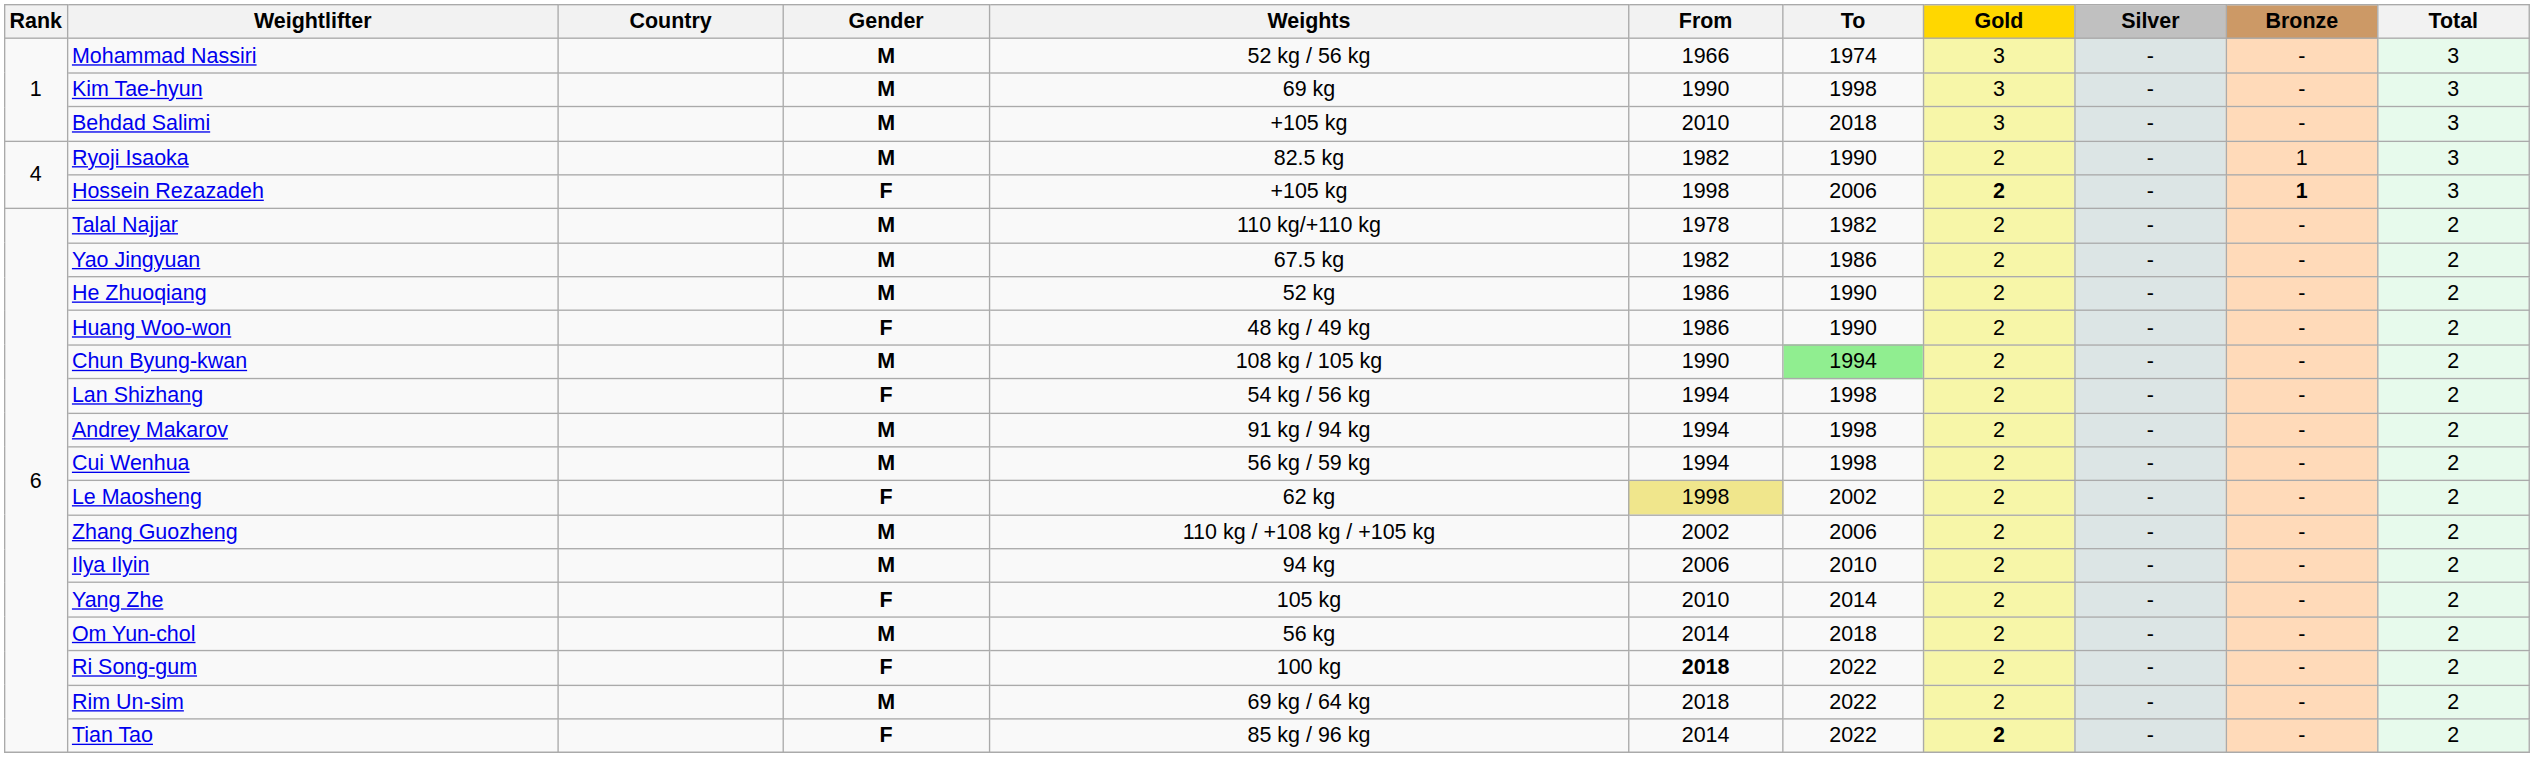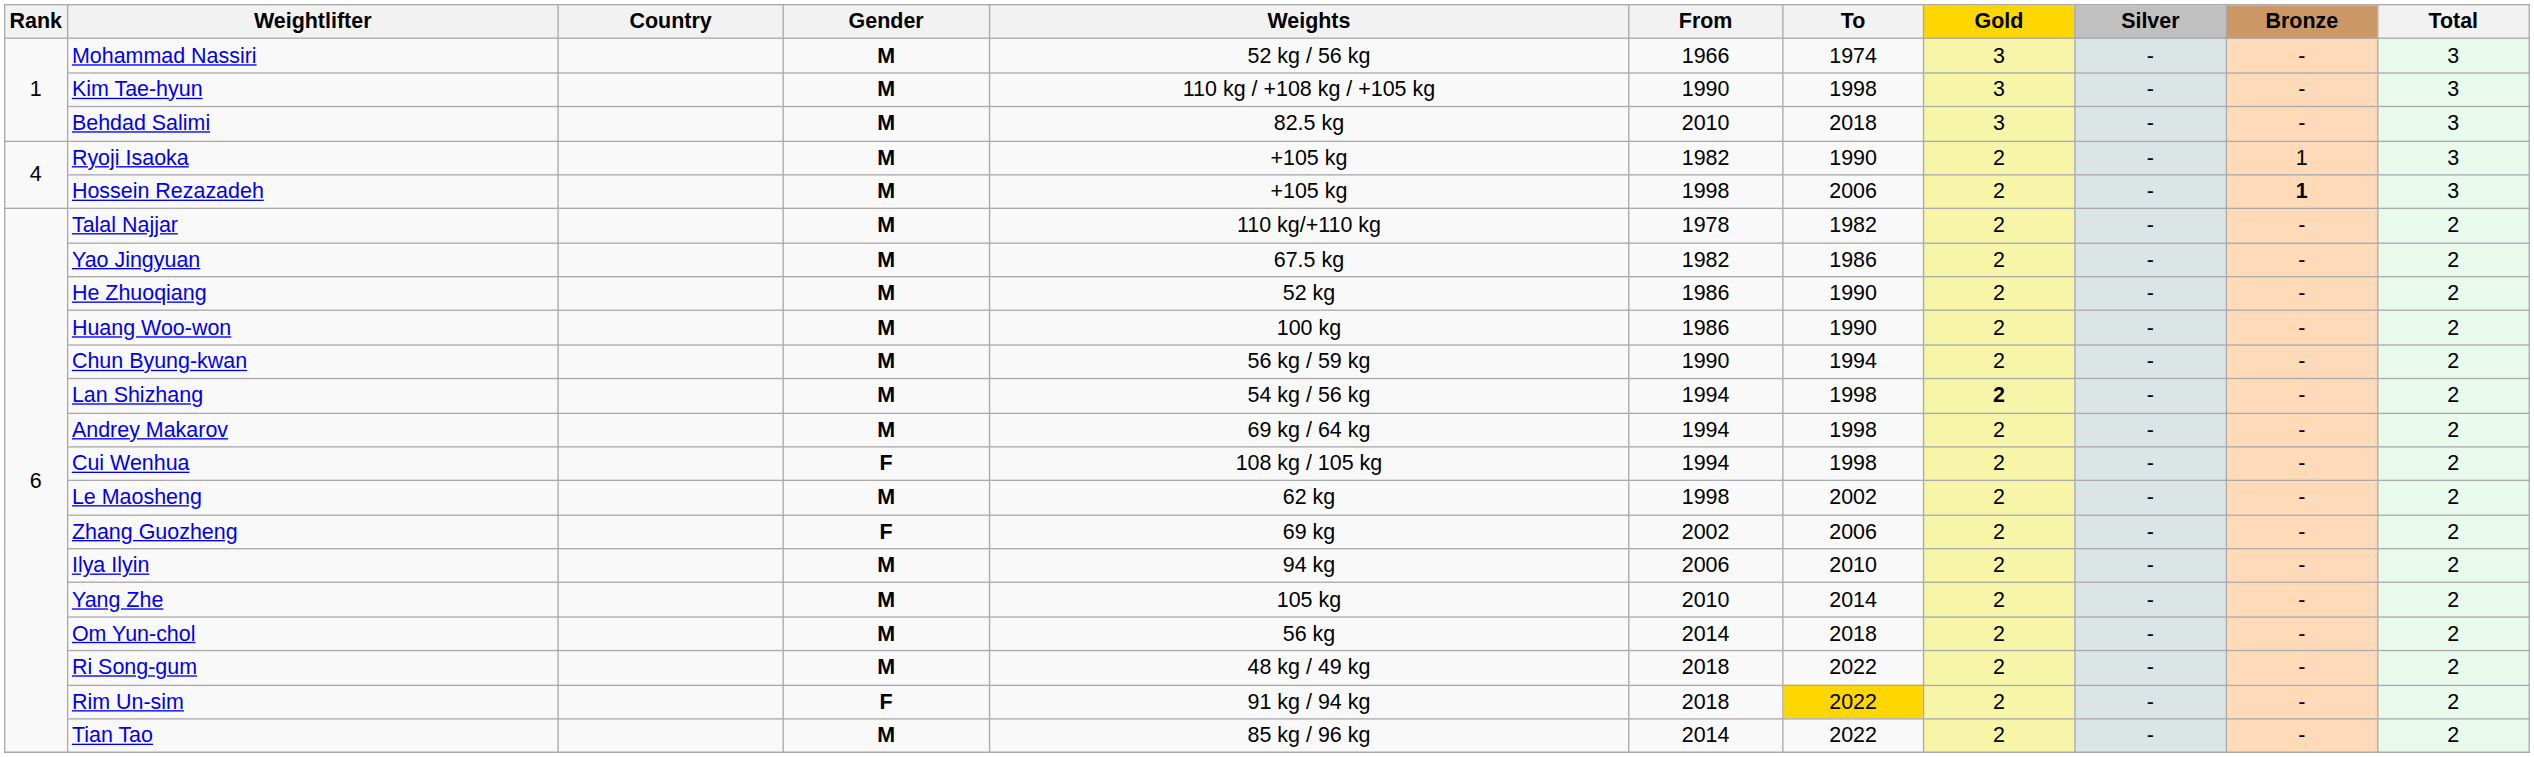(1309, 89) 69 kg -> (1309, 89) 110 kg / +108 kg / +105 kg
(1309, 123) +105 kg -> (1309, 123) 82.5 kg
(1309, 157) 82.5 kg -> (1309, 157) +105 kg
(886, 191) F -> (886, 191) M
(1999, 191) bold -> (1999, 191) normal
(886, 327) F -> (886, 327) M
(1309, 327) 48 kg / 49 kg -> (1309, 327) 100 kg
(1309, 361) 108 kg / 105 kg -> (1309, 361) 56 kg / 59 kg
(1853, 361) lightgreen background -> (1853, 361) no background
(886, 395) F -> (886, 395) M
(1999, 395) normal -> (1999, 395) bold
(1309, 429) 91 kg / 94 kg -> (1309, 429) 69 kg / 64 kg
(886, 463) M -> (886, 463) F
(1309, 463) 56 kg / 59 kg -> (1309, 463) 108 kg / 105 kg
(886, 497) F -> (886, 497) M
(1706, 497) khaki background -> (1706, 497) no background
(886, 531) M -> (886, 531) F
(1309, 531) 110 kg / +108 kg / +105 kg -> (1309, 531) 69 kg
(886, 599) F -> (886, 599) M
(886, 667) F -> (886, 667) M
(1309, 667) 100 kg -> (1309, 667) 48 kg / 49 kg
(1706, 667) bold -> (1706, 667) normal
(886, 701) M -> (886, 701) F
(1309, 701) 69 kg / 64 kg -> (1309, 701) 91 kg / 94 kg
(1853, 701) no background -> (1853, 701) gold background
(886, 735) F -> (886, 735) M
(1999, 735) bold -> (1999, 735) normal
